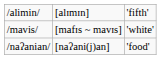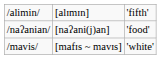rows swapped: (22, 29) <-> (28, 46)
